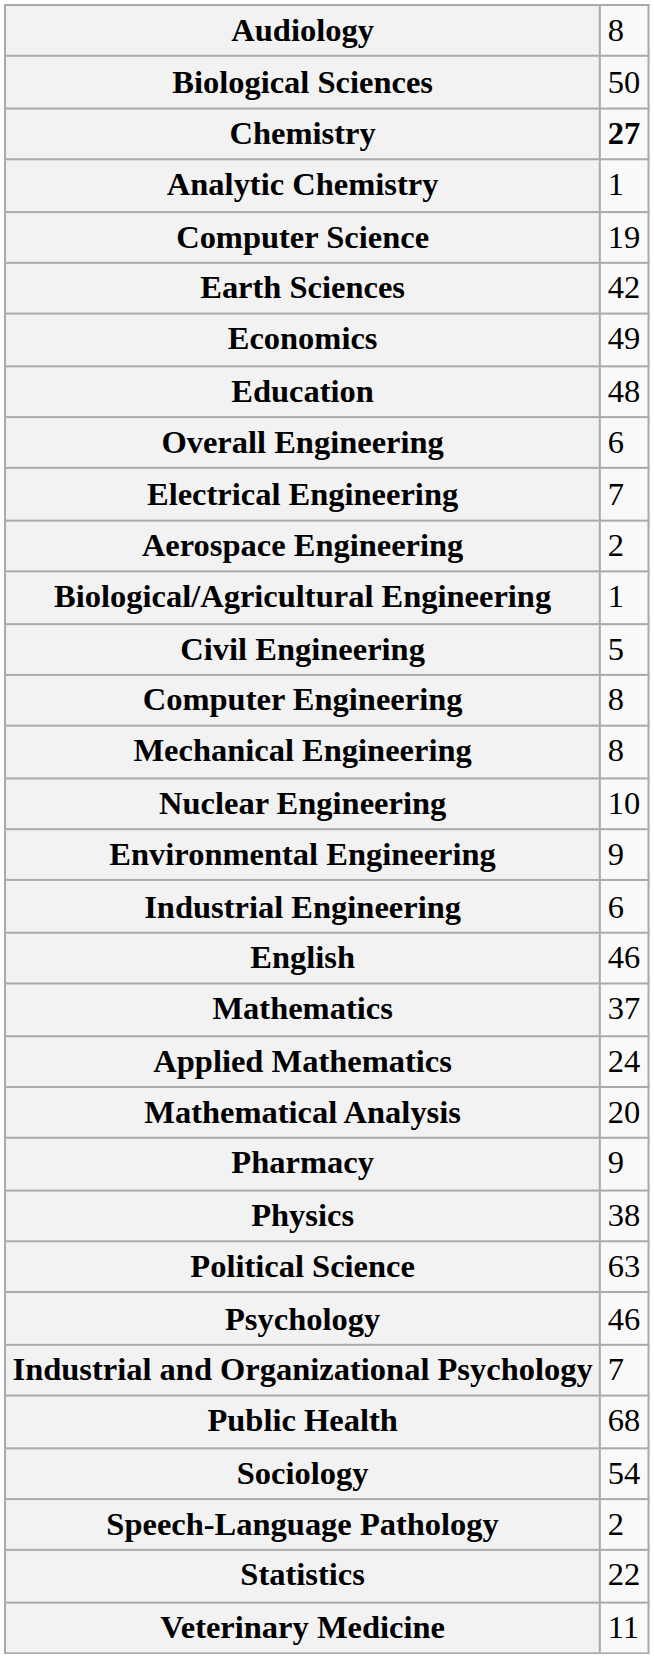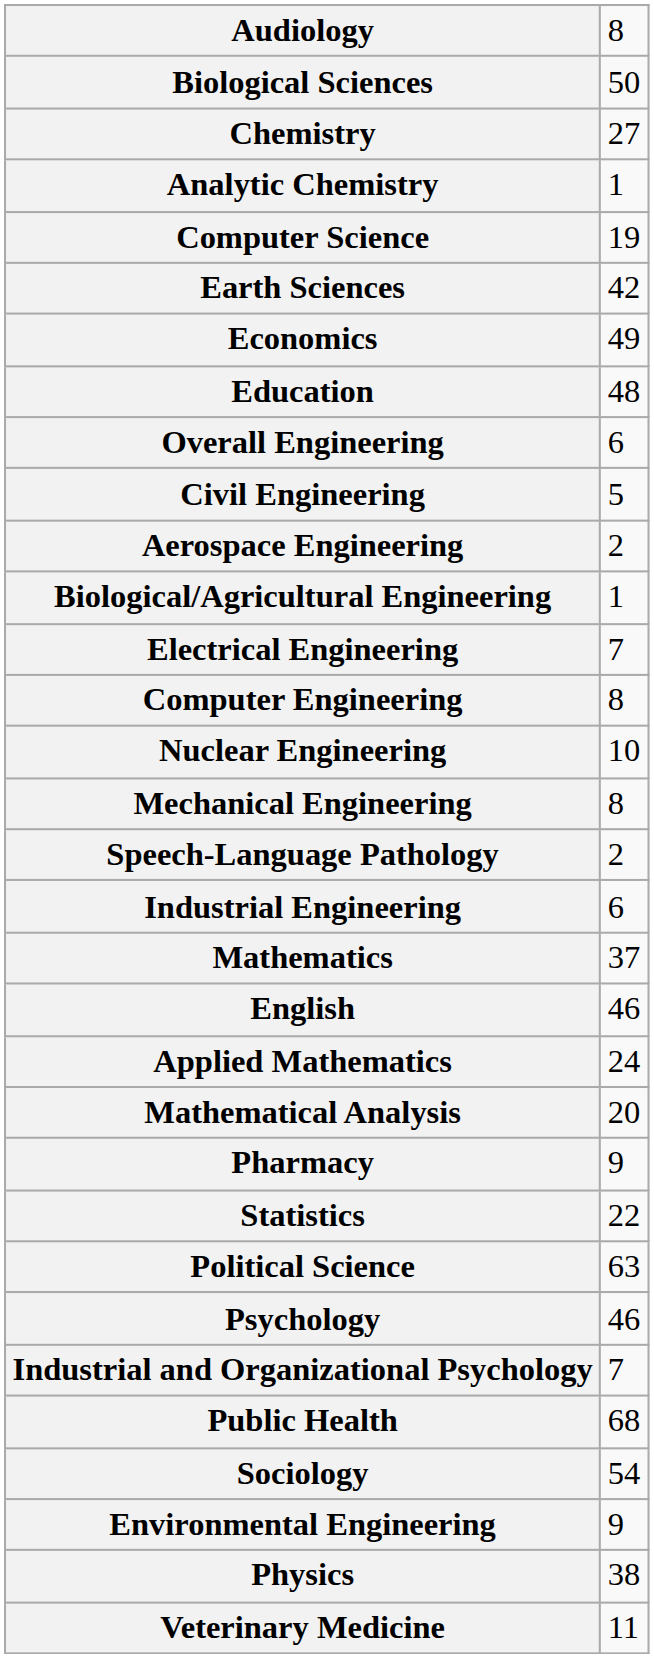(624, 133) bold -> (624, 133) normal
rows swapped: (303, 493) <-> (303, 648)
rows swapped: (303, 751) <-> (303, 802)
rows swapped: (303, 854) <-> (303, 1524)
rows swapped: (303, 957) <-> (303, 1008)
rows swapped: (303, 1215) <-> (303, 1575)
